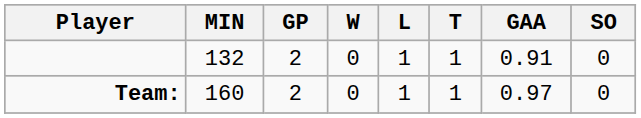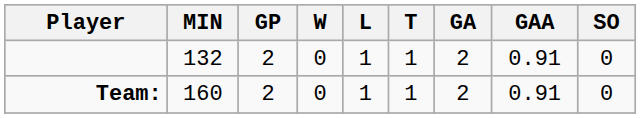+ column: (463, 23)
(526, 94) 0.97 -> (535, 94) 0.91
